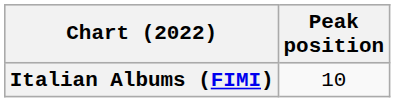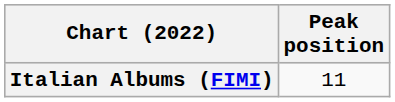(334, 80) 10 -> (334, 80) 11
